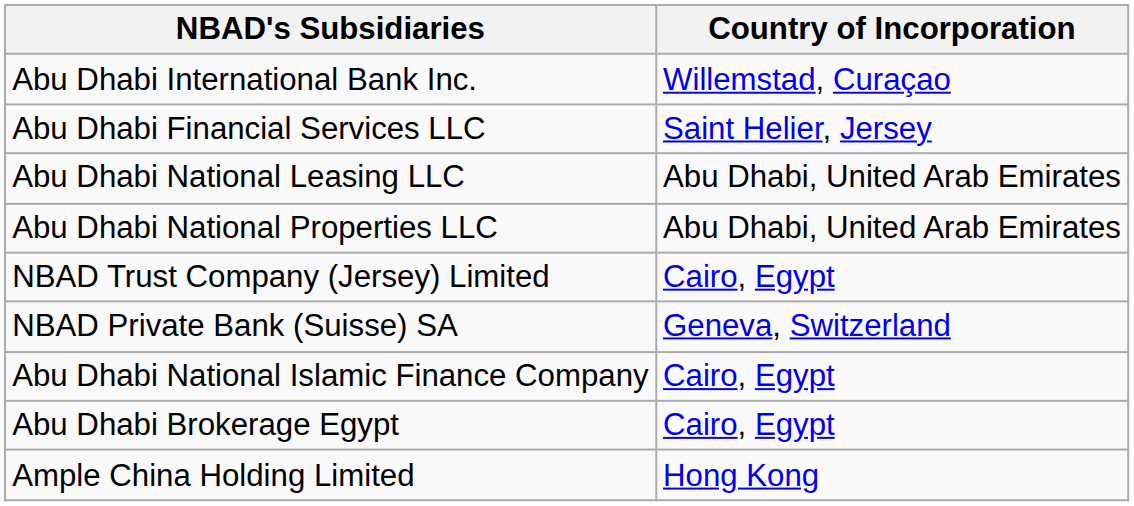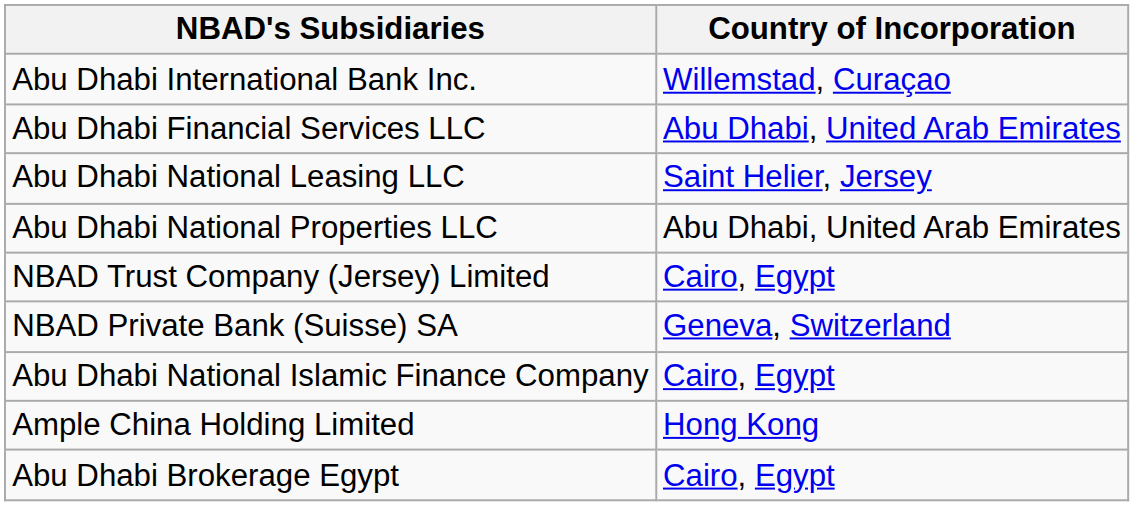(797, 128) Saint Helier, Jersey -> (892, 128) Abu Dhabi, United Arab Emirates
(892, 177) Abu Dhabi, United Arab Emirates -> (797, 177) Saint Helier, Jersey
rows swapped: (213, 474) <-> (206, 425)
